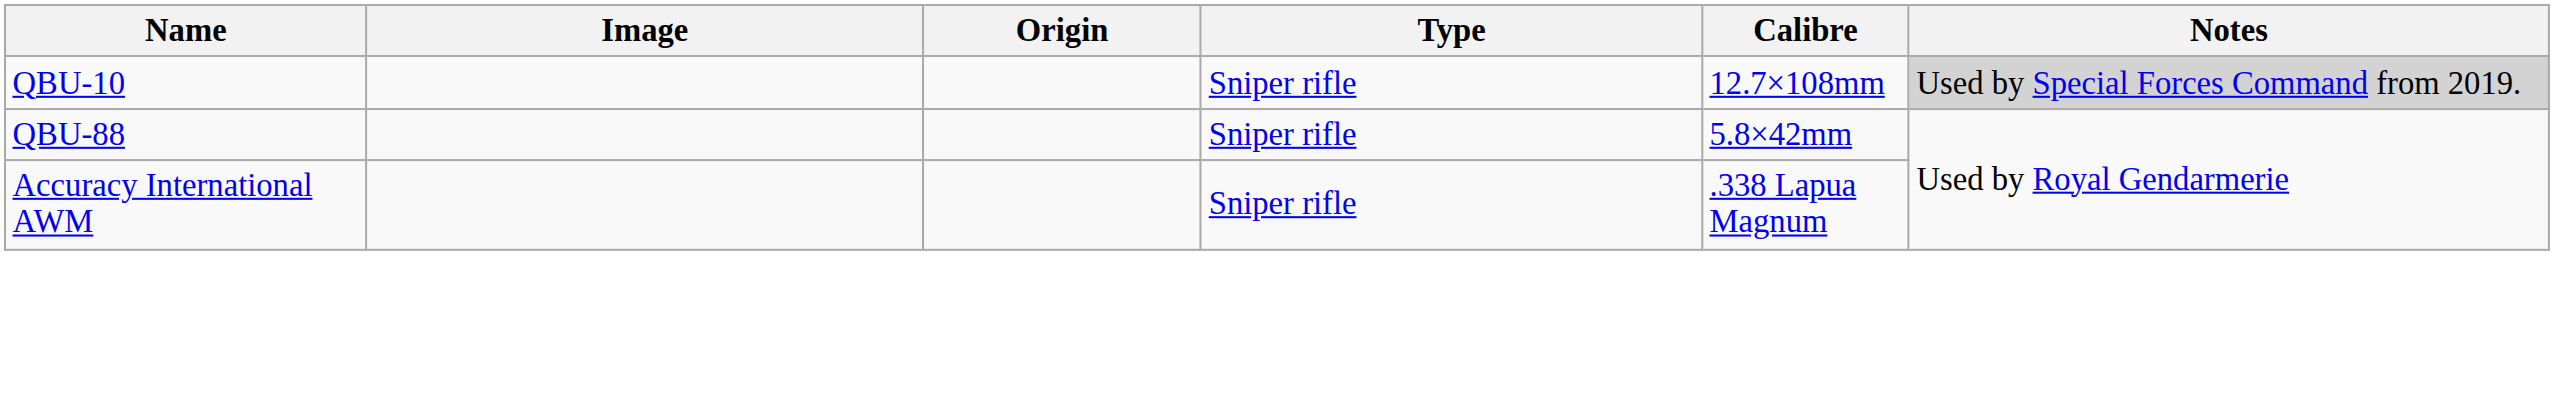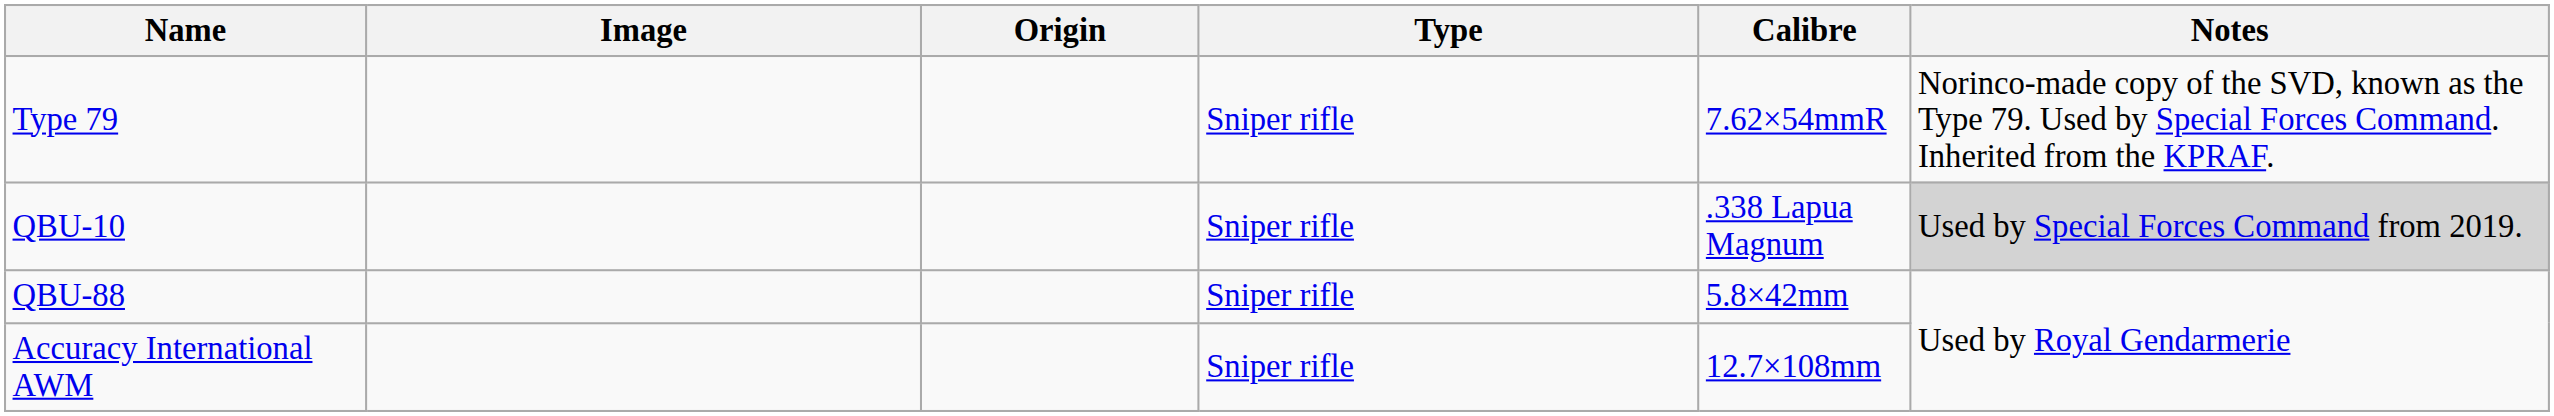+ row: (65, 118)
(1797, 82) 12.7×108mm -> (1779, 225) .338 Lapua Magnum
(1783, 204) .338 Lapua Magnum -> (1794, 365) 12.7×108mm
